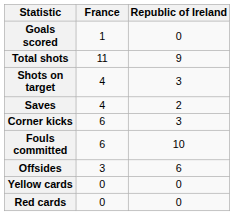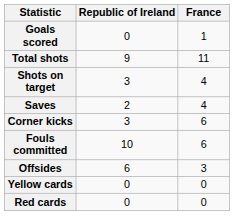columns swapped: (179, 13) <-> (102, 13)
